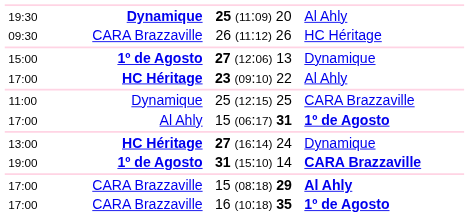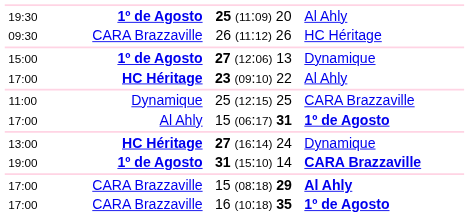(165, 16) Dynamique -> (160, 16) 1º de Agosto
